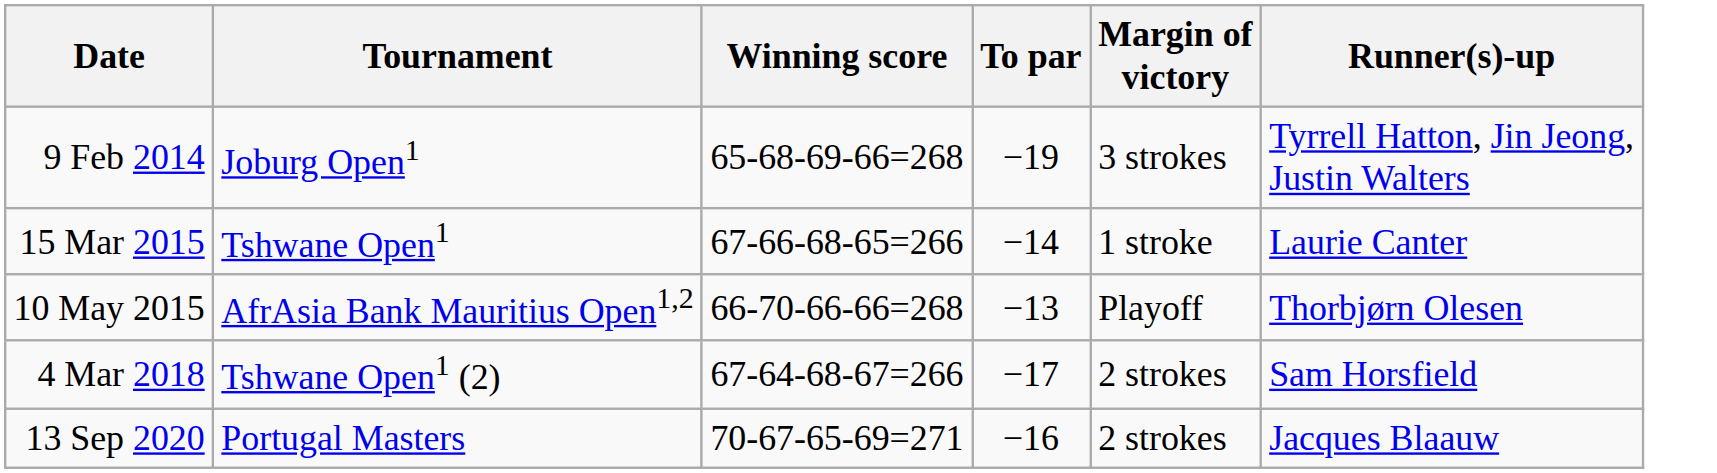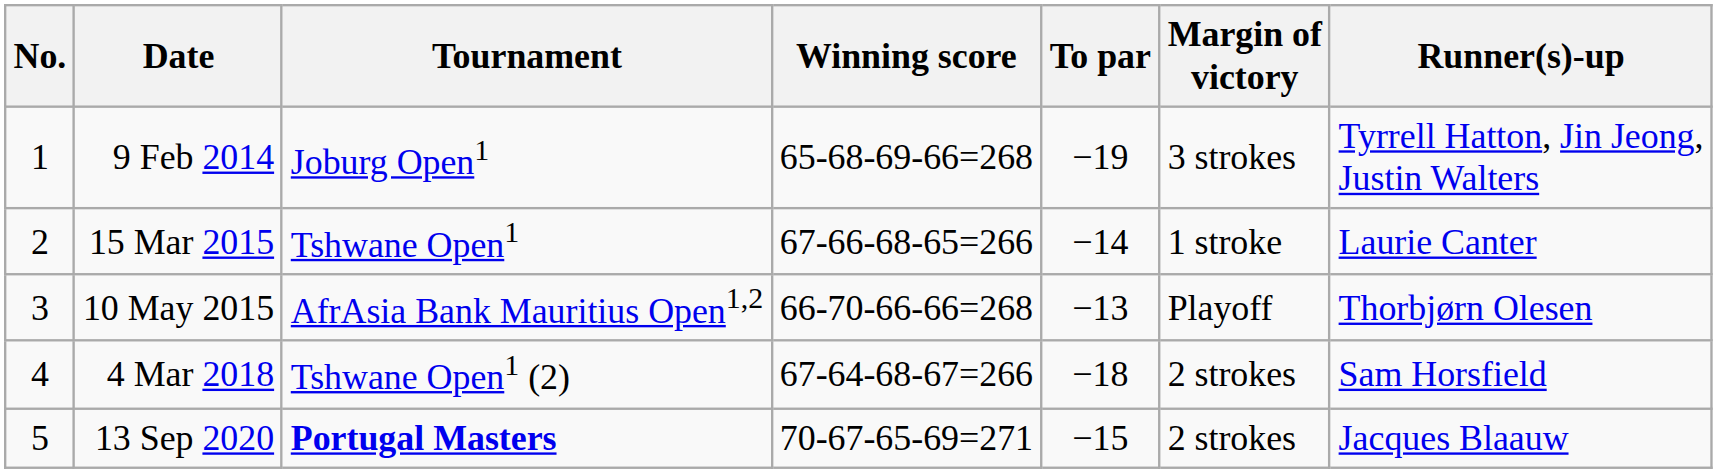+ column: (40, 55)
(1031, 373) −17 -> (1100, 373) −18
(343, 436) normal -> (424, 436) bold
(1031, 436) −16 -> (1100, 436) −15
